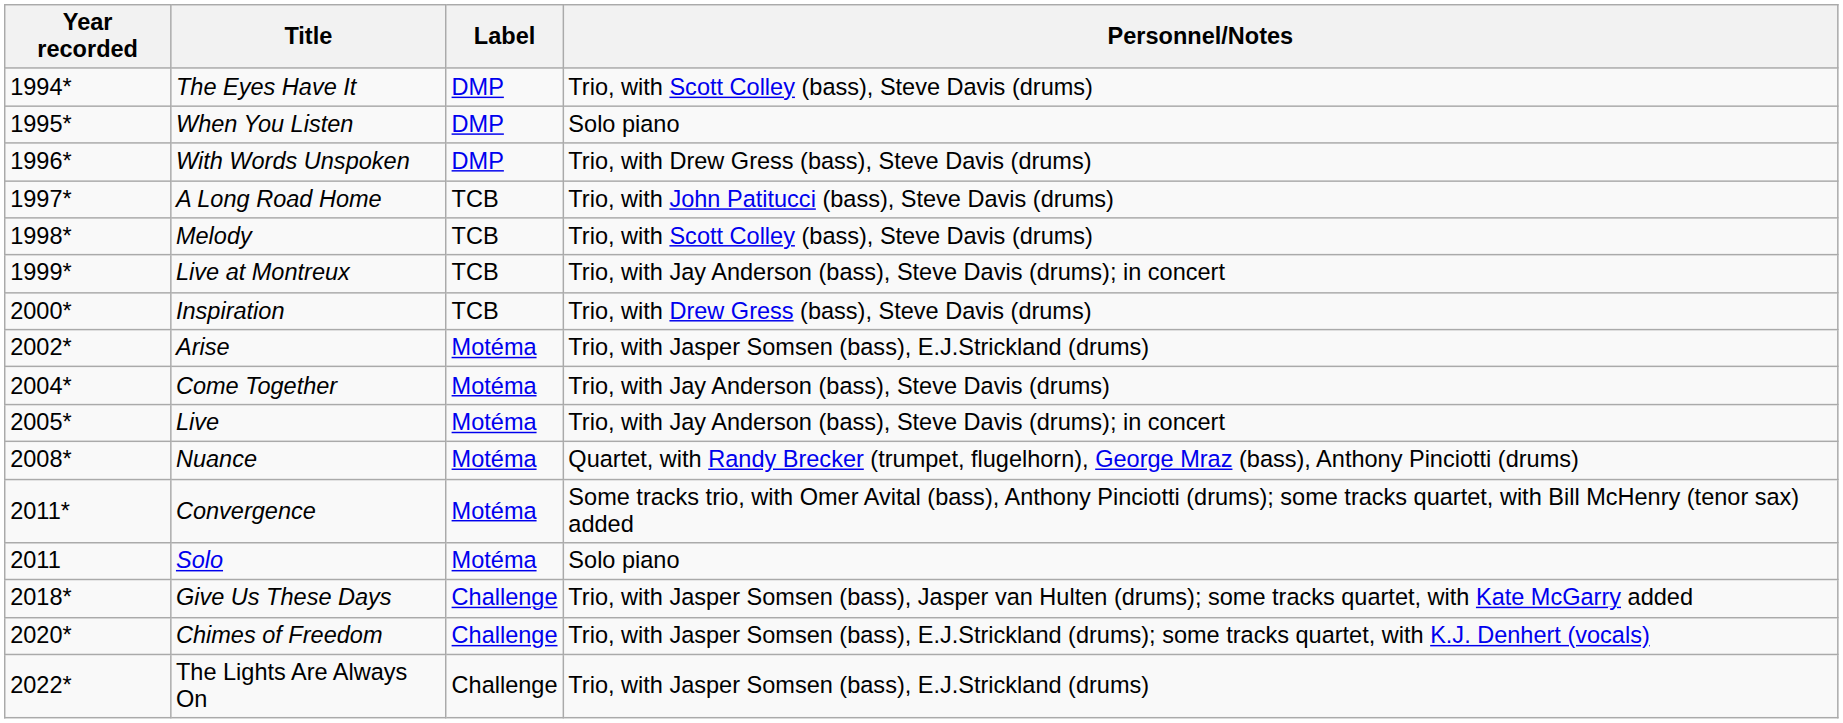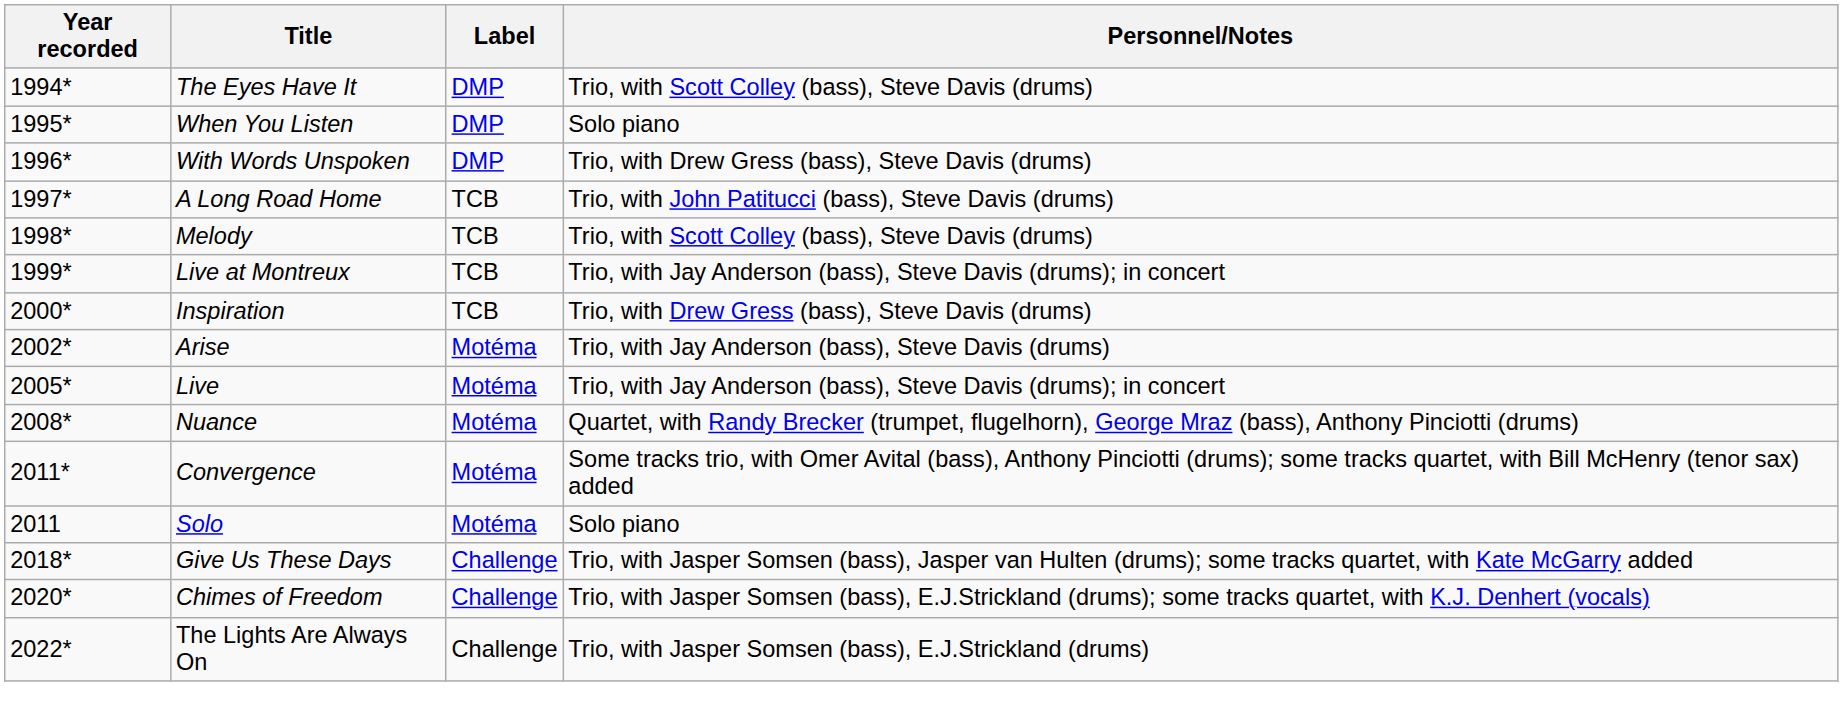(859, 348) Trio, with Jasper Somsen (bass), E.J.Strickland (drums) -> (839, 348) Trio, with Jay Anderson (bass), Steve Davis (drums)
- row: (257, 385)
